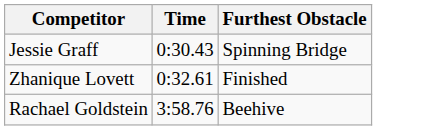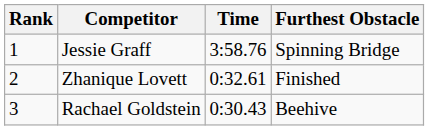+ column: (31, 19)
(185, 49) 0:30.43 -> (238, 49) 3:58.76
(185, 109) 3:58.76 -> (238, 109) 0:30.43
